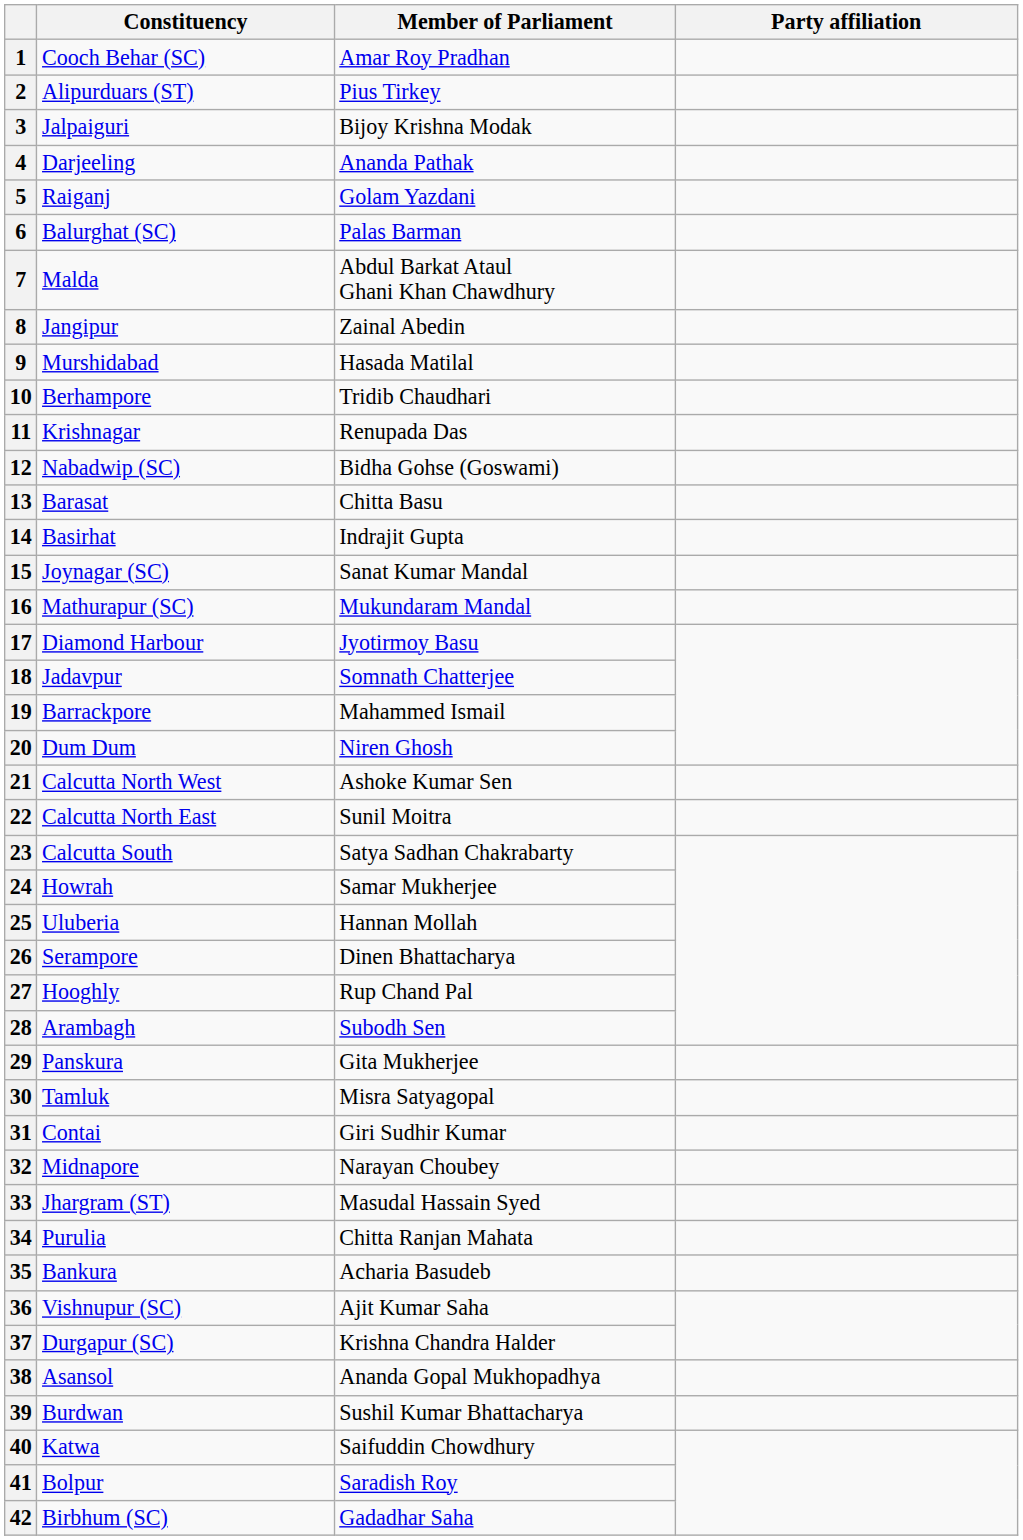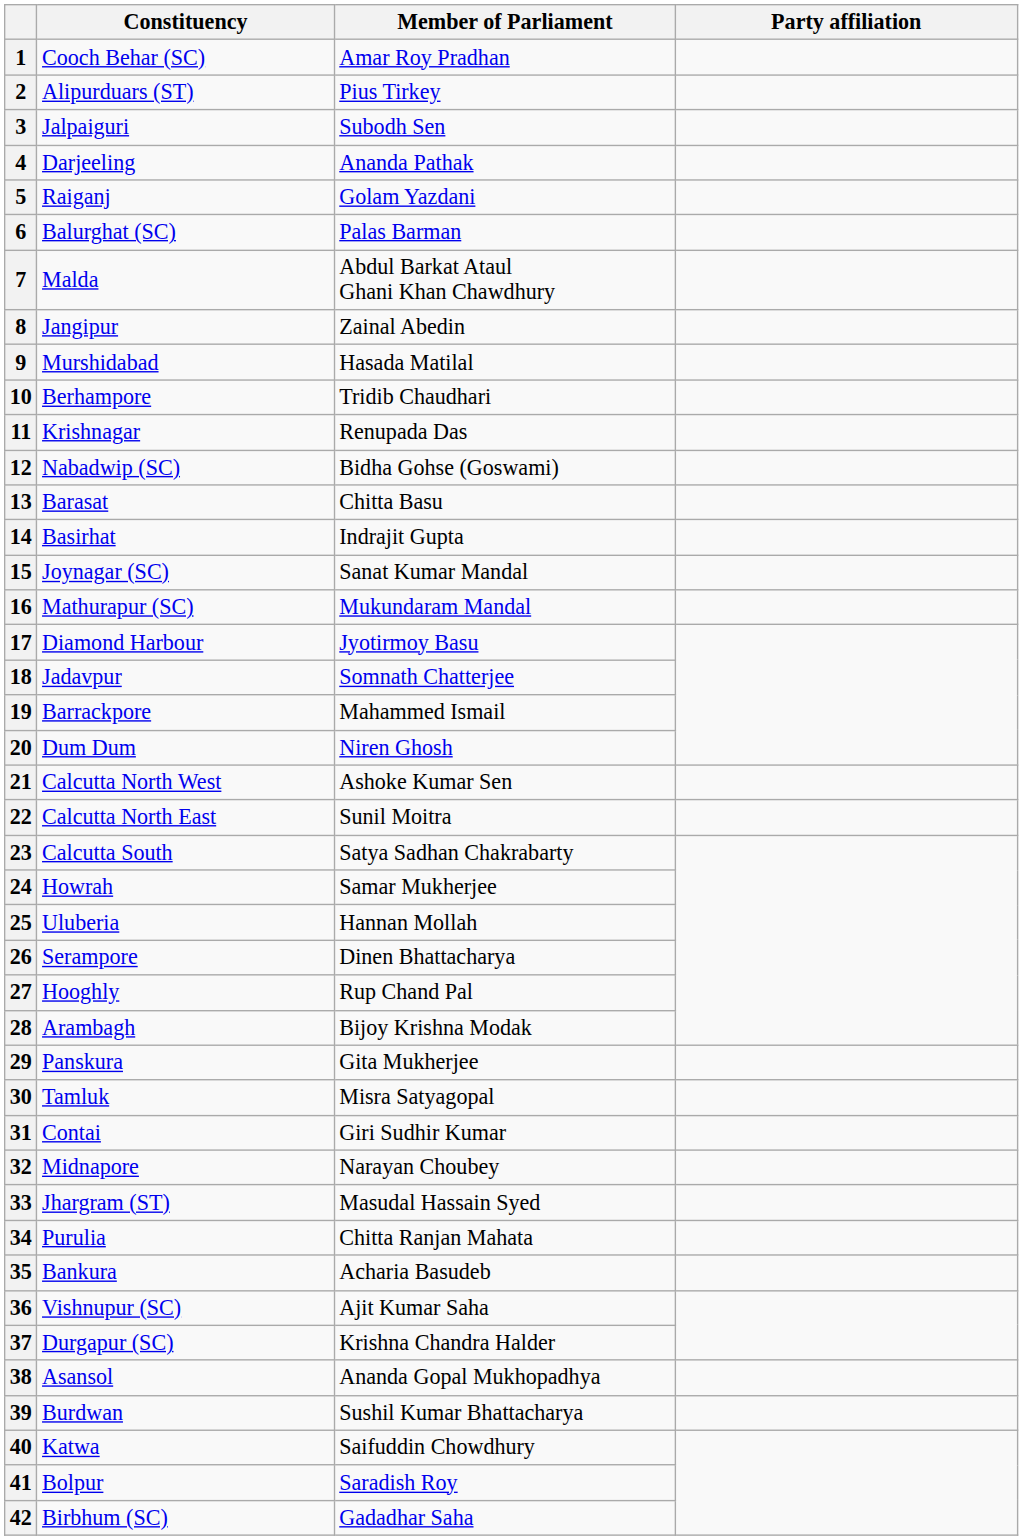(436, 127) Bijoy Krishna Modak -> (392, 127) Subodh Sen
(392, 1027) Subodh Sen -> (436, 1027) Bijoy Krishna Modak
